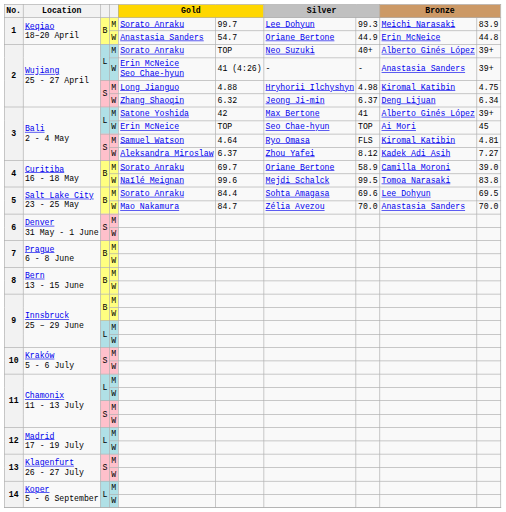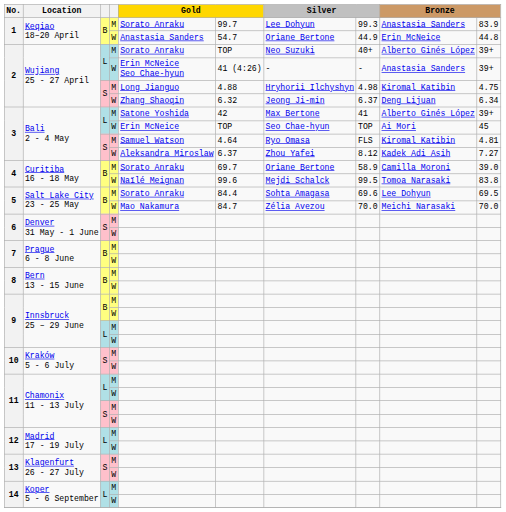(418, 24) Meichi Narasaki -> (423, 24) Anastasia Sanders
(423, 207) Anastasia Sanders -> (418, 207) Meichi Narasaki
